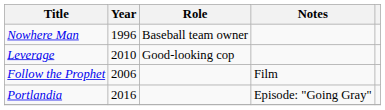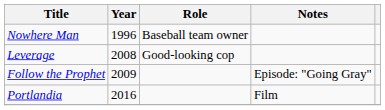(124, 54) 2010 -> (124, 54) 2008
(124, 74) 2006 -> (124, 74) 2009
(266, 74) Film -> (313, 74) Episode: "Going Gray"
(313, 94) Episode: "Going Gray" -> (266, 94) Film
